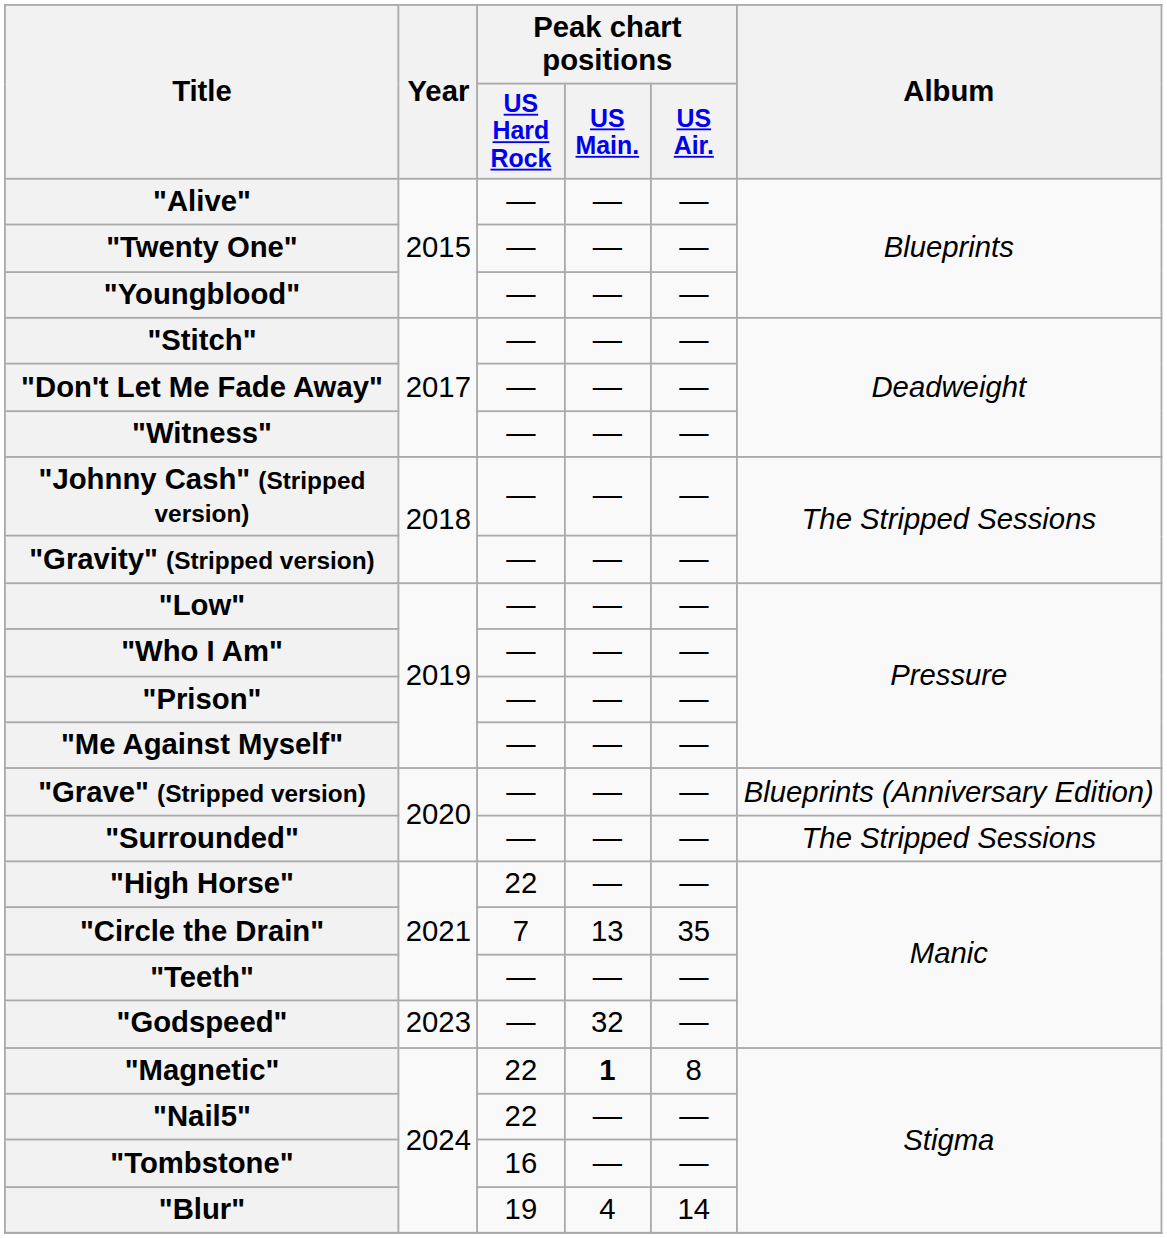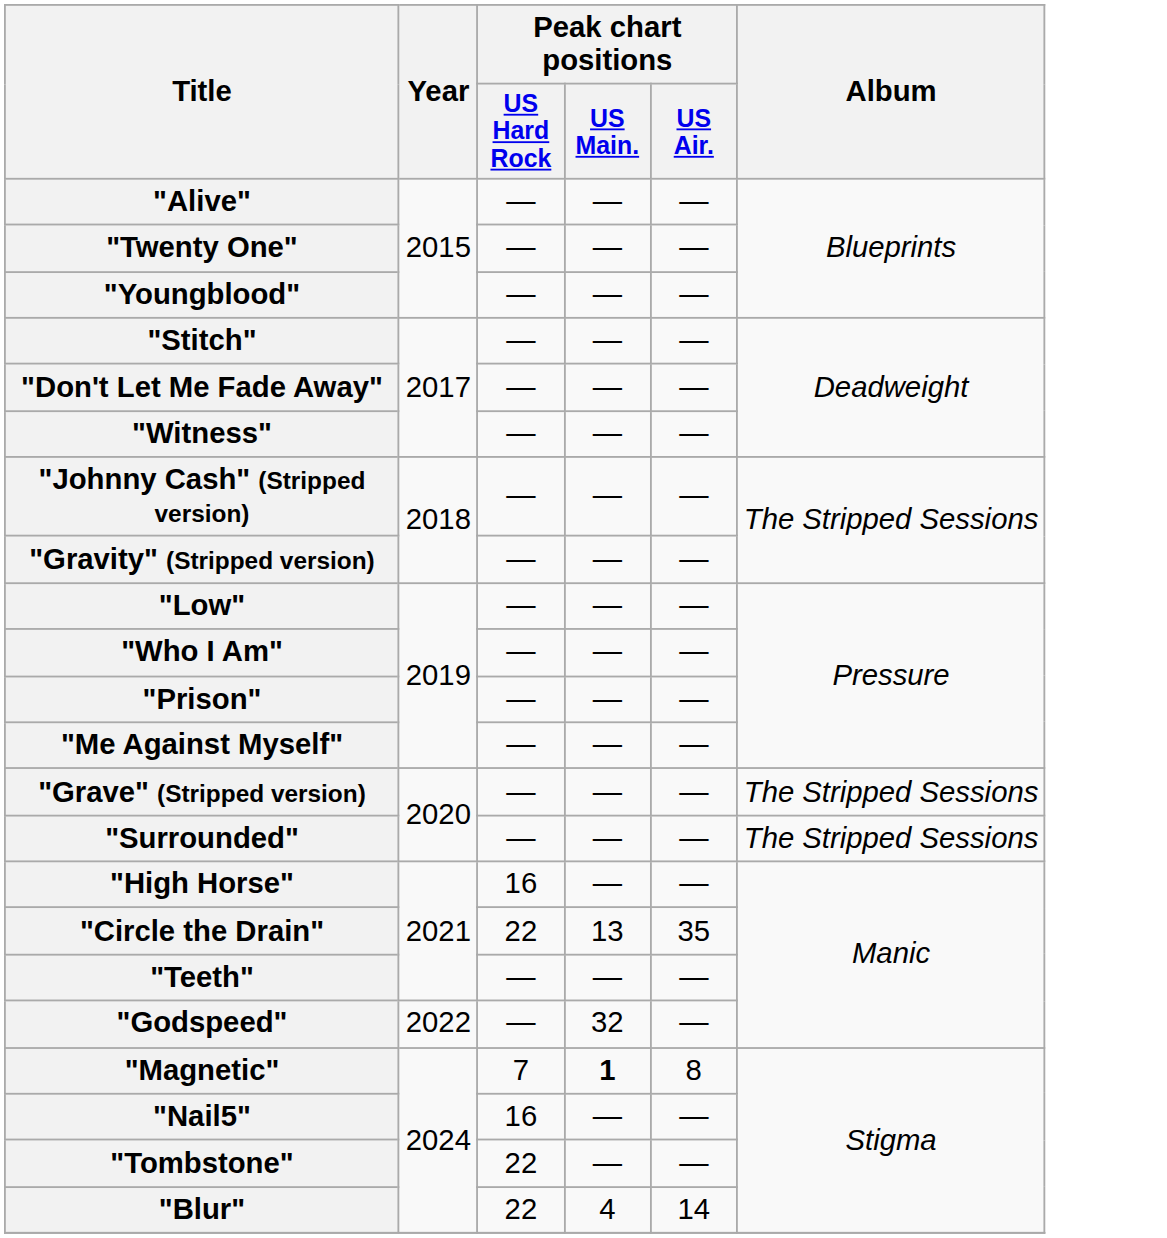(949, 791) Blueprints (Anniversary Edition) -> (891, 791) The Stripped Sessions
(521, 884) 22 -> (521, 884) 16
(521, 930) 7 -> (521, 930) 22
(438, 1023) 2023 -> (438, 1023) 2022
(521, 1070) 22 -> (521, 1070) 7
(521, 1116) 22 -> (521, 1116) 16
(521, 1162) 16 -> (521, 1162) 22
(521, 1209) 19 -> (521, 1209) 22
